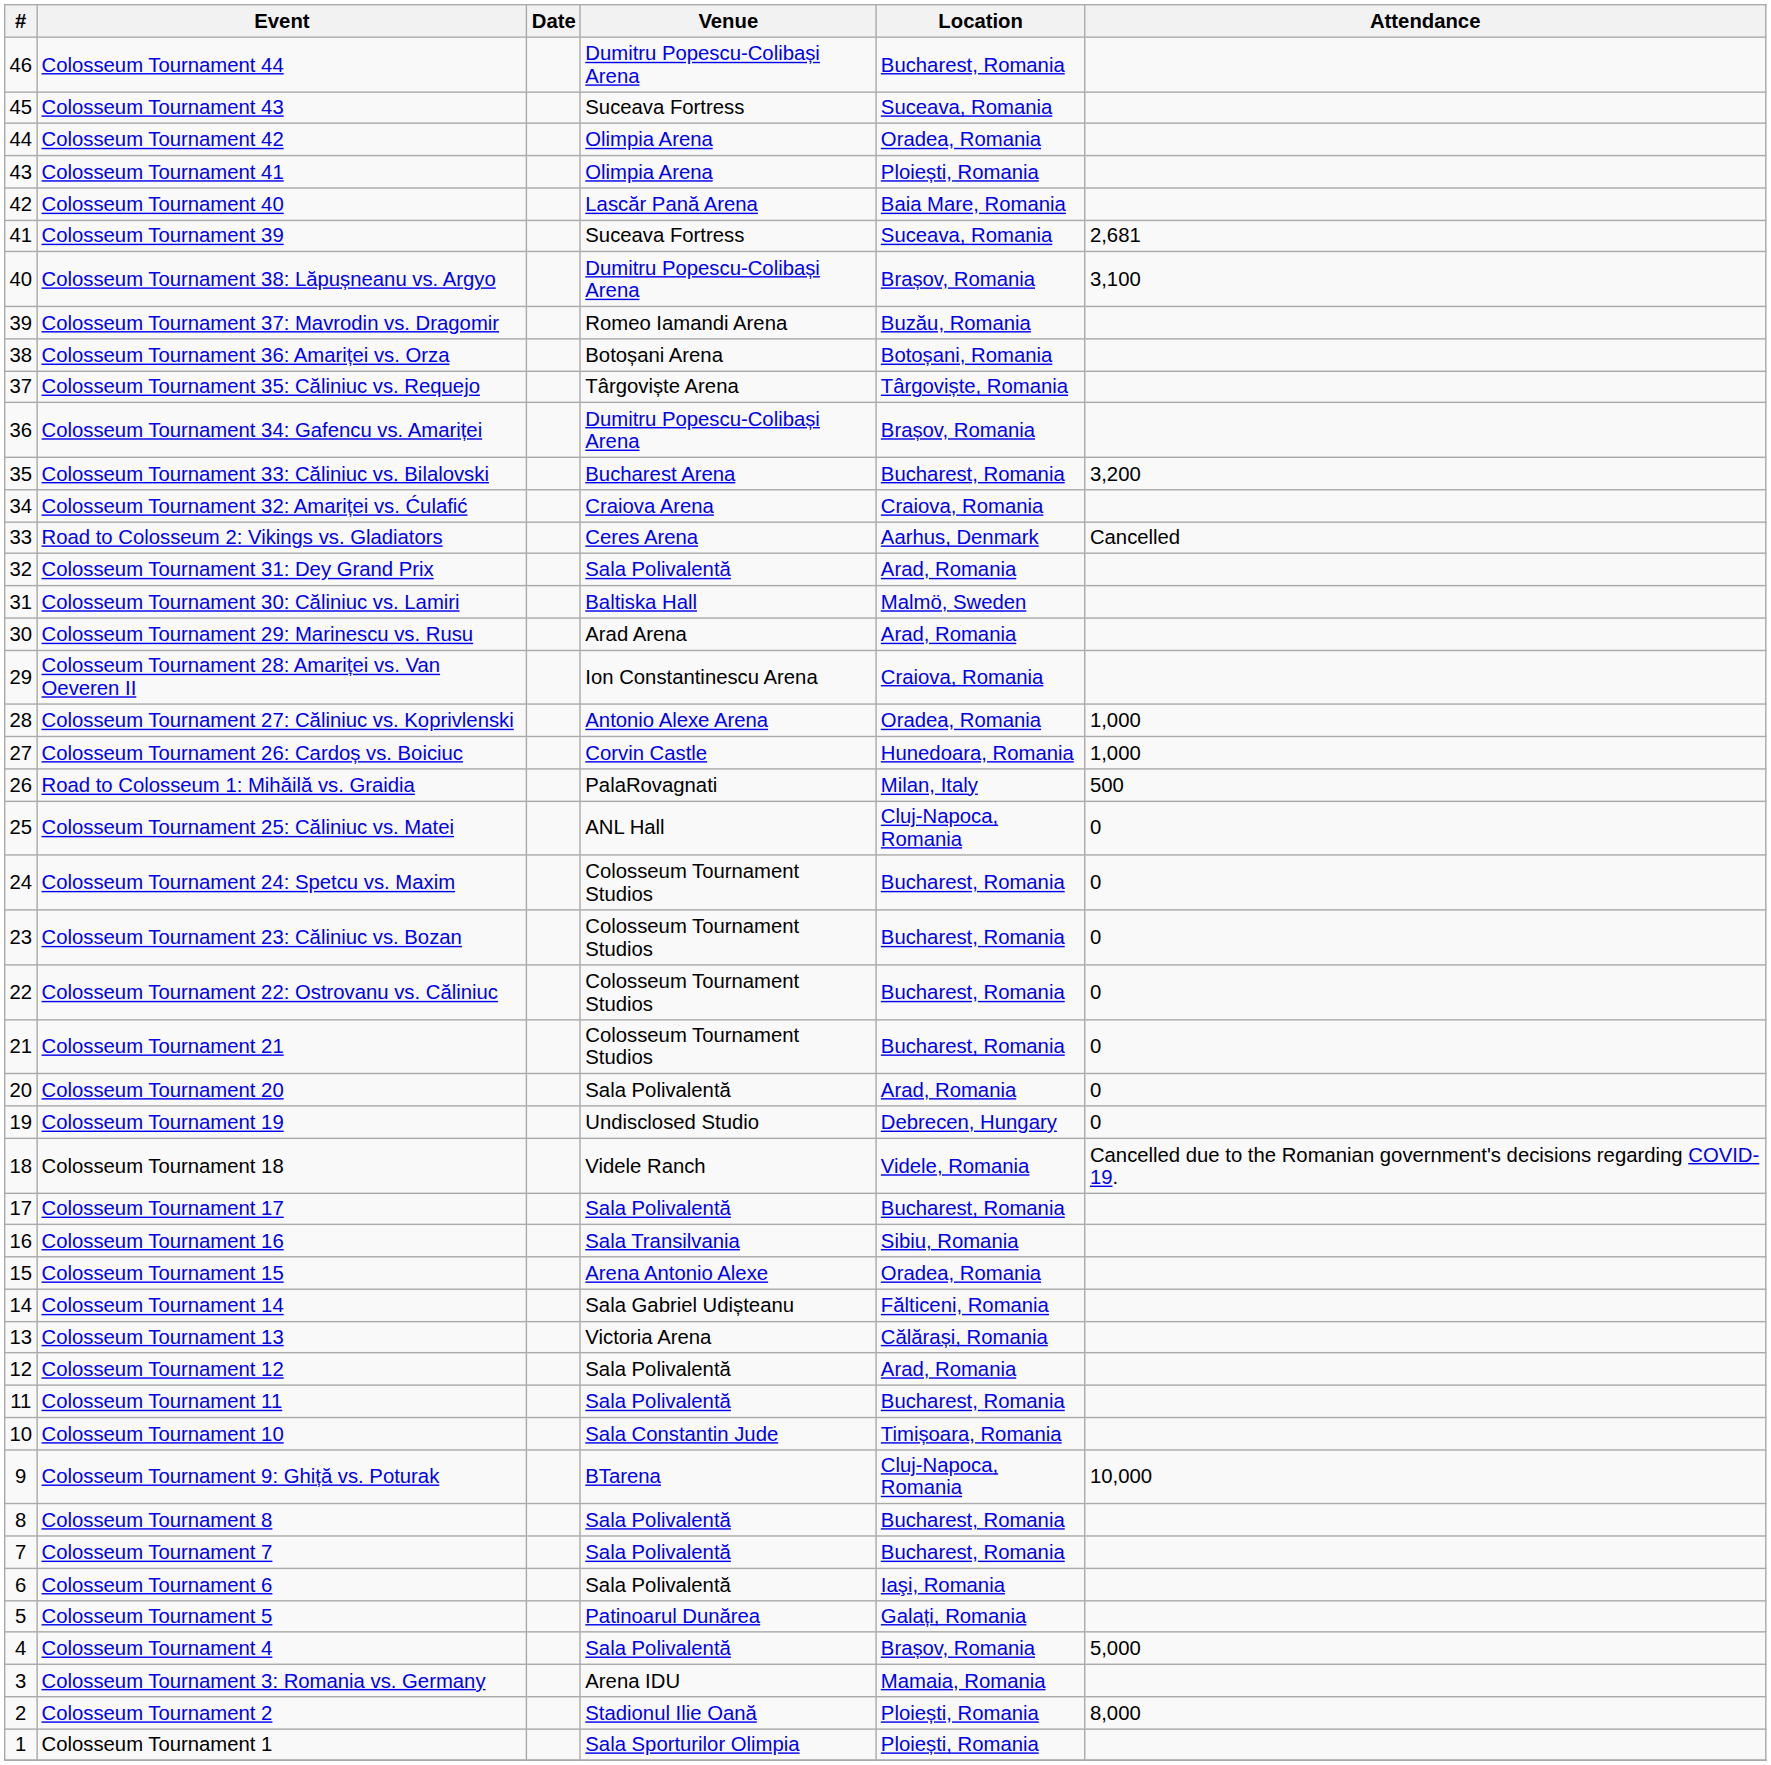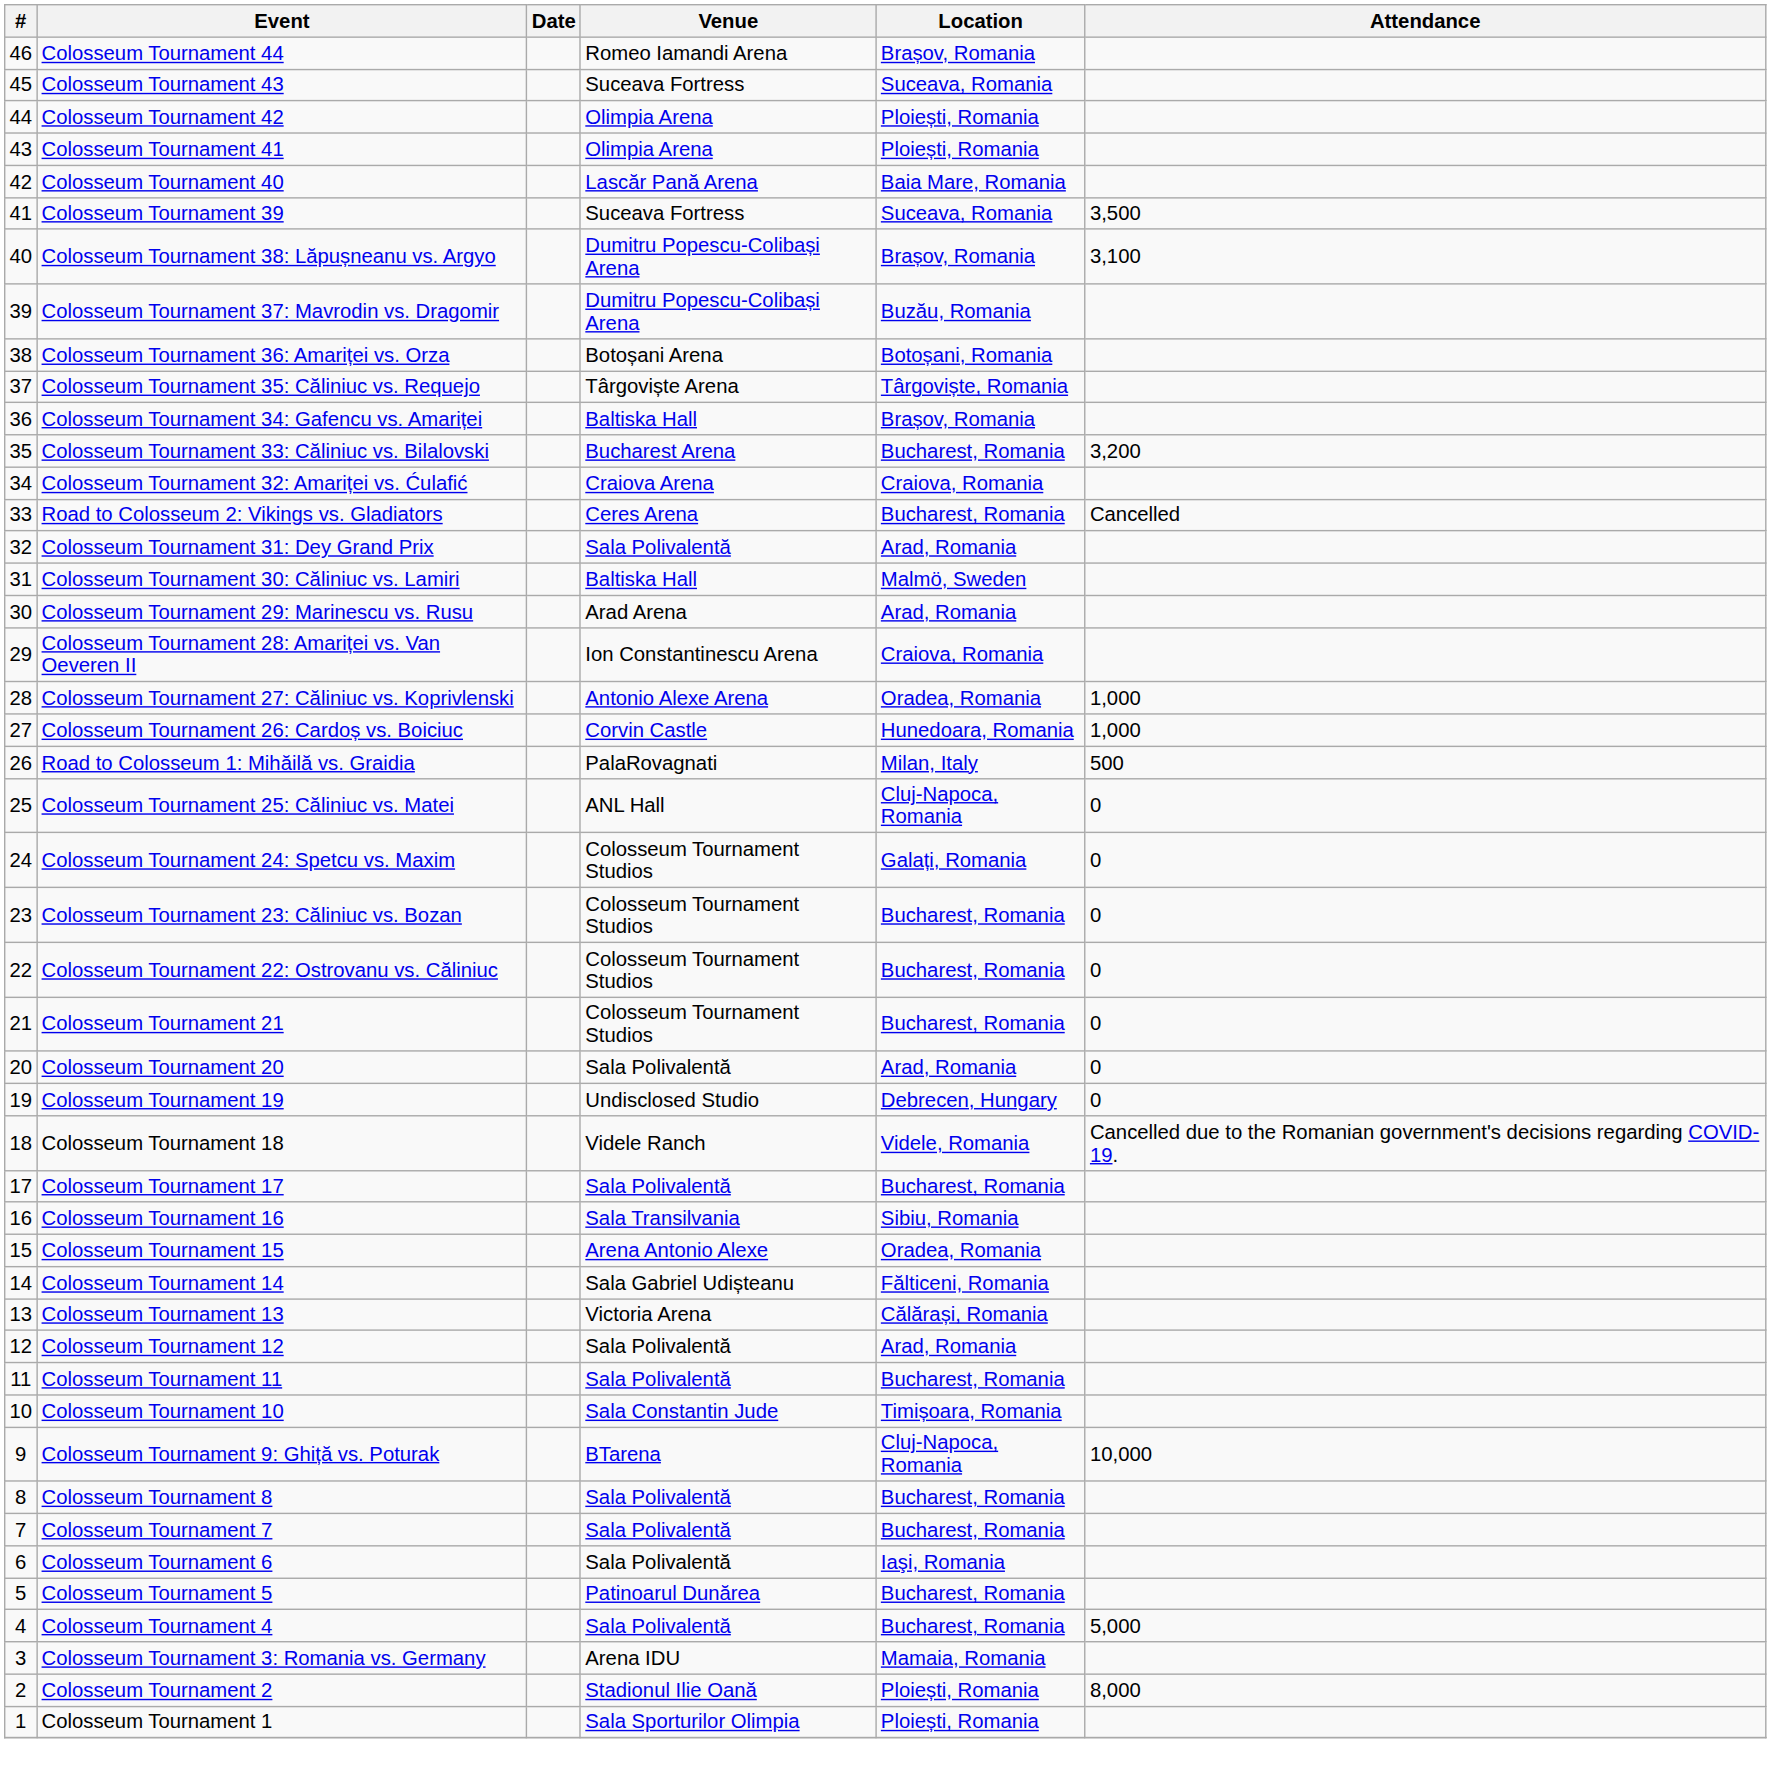(703, 64) Dumitru Popescu-Colibași Arena -> (686, 53) Romeo Iamandi Arena
(973, 64) Bucharest, Romania -> (958, 53) Brașov, Romania
(961, 140) Oradea, Romania -> (960, 117) Ploiești, Romania
(1115, 236) 2,681 -> (1115, 214) 3,500
(686, 323) Romeo Iamandi Arena -> (703, 312) Dumitru Popescu-Colibași Arena
(703, 430) Dumitru Popescu-Colibași Arena -> (641, 419) Baltiska Hall
(960, 538) Aarhus, Denmark -> (973, 515) Bucharest, Romania
(973, 883) Bucharest, Romania -> (954, 860) Galați, Romania
(954, 1617) Galați, Romania -> (973, 1594) Bucharest, Romania
(958, 1649) Brașov, Romania -> (973, 1626) Bucharest, Romania
